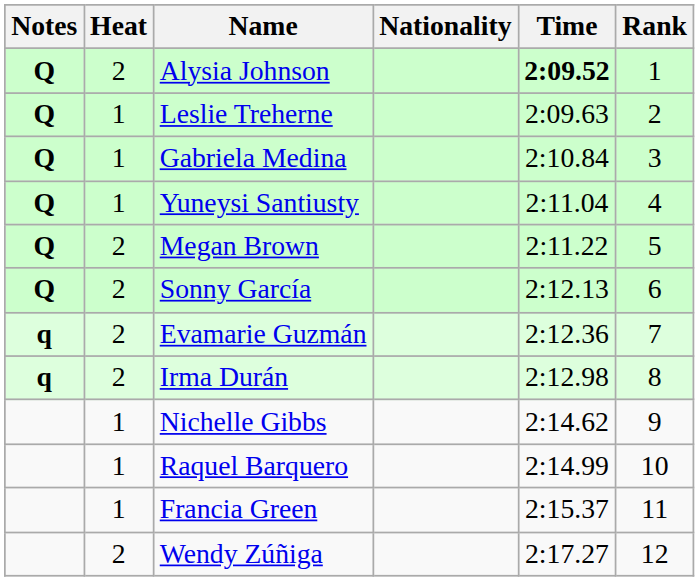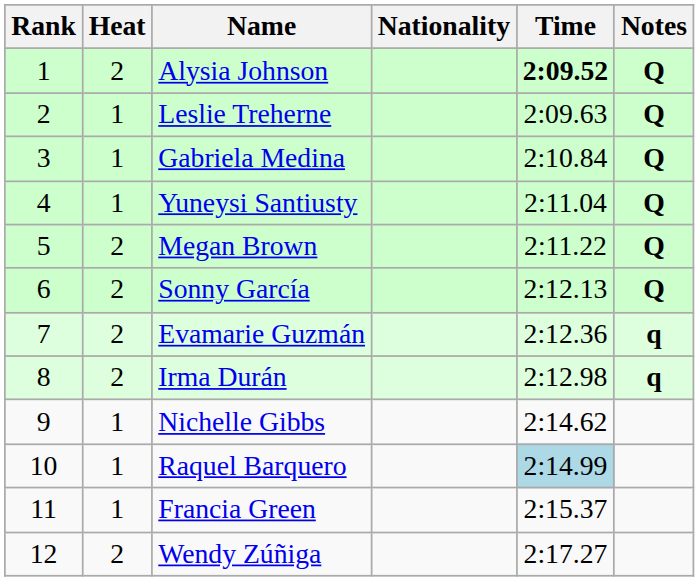columns swapped: (655, 26) <-> (44, 26)
(567, 465) no background -> (565, 465) lightblue background
